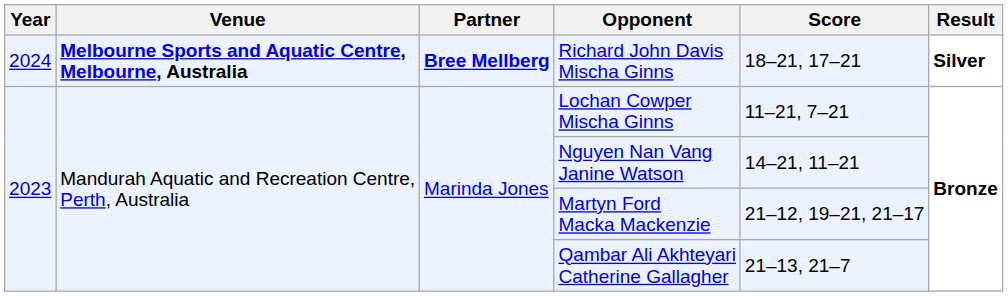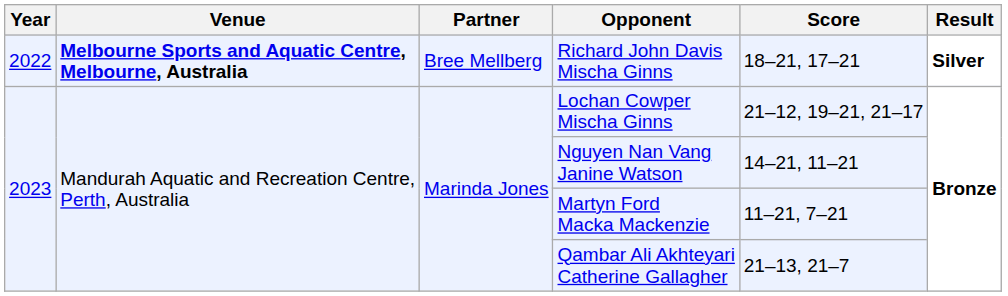(30, 61) 2024 -> (30, 61) 2022
(487, 61) bold -> (483, 61) normal
(797, 112) 11–21, 7–21 -> (834, 112) 21–12, 19–21, 21–17
(835, 214) 21–12, 19–21, 21–17 -> (796, 214) 11–21, 7–21
